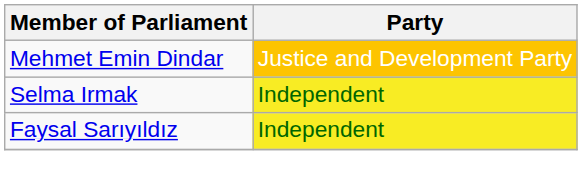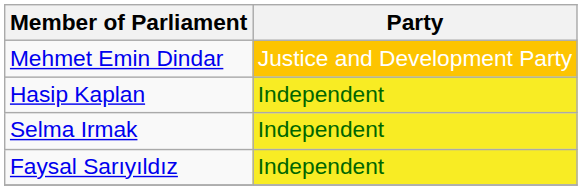+ row: (78, 94)
